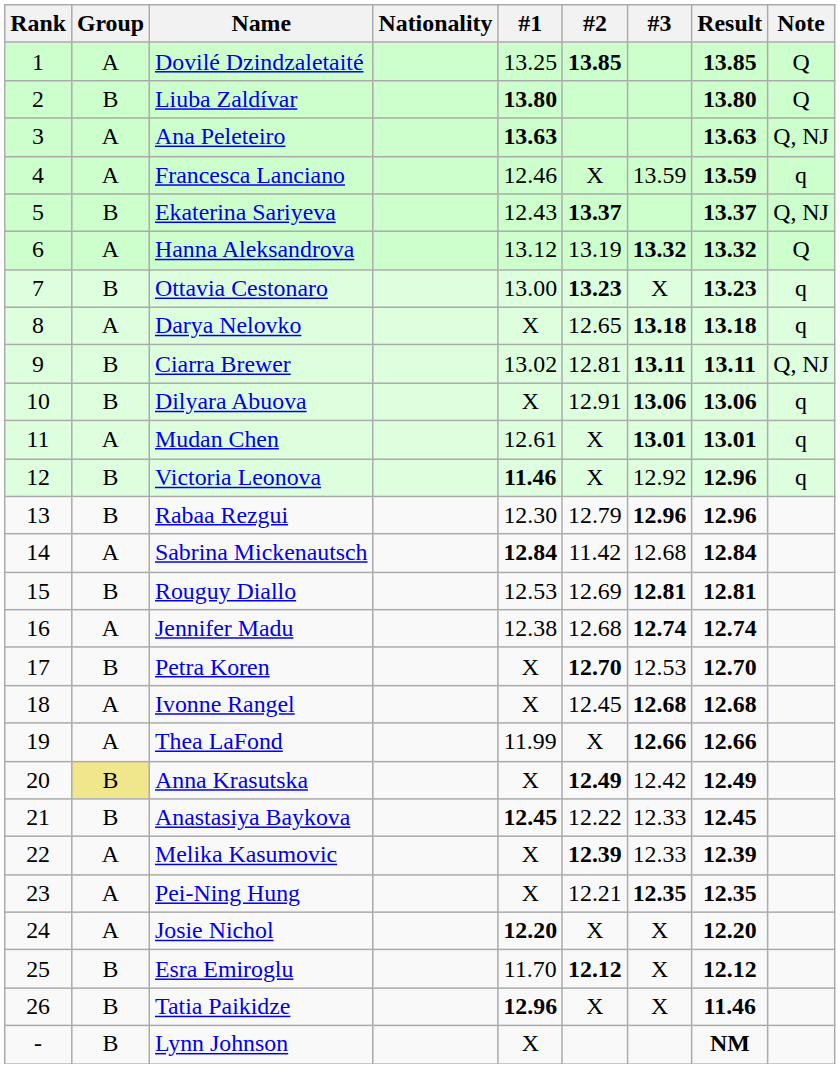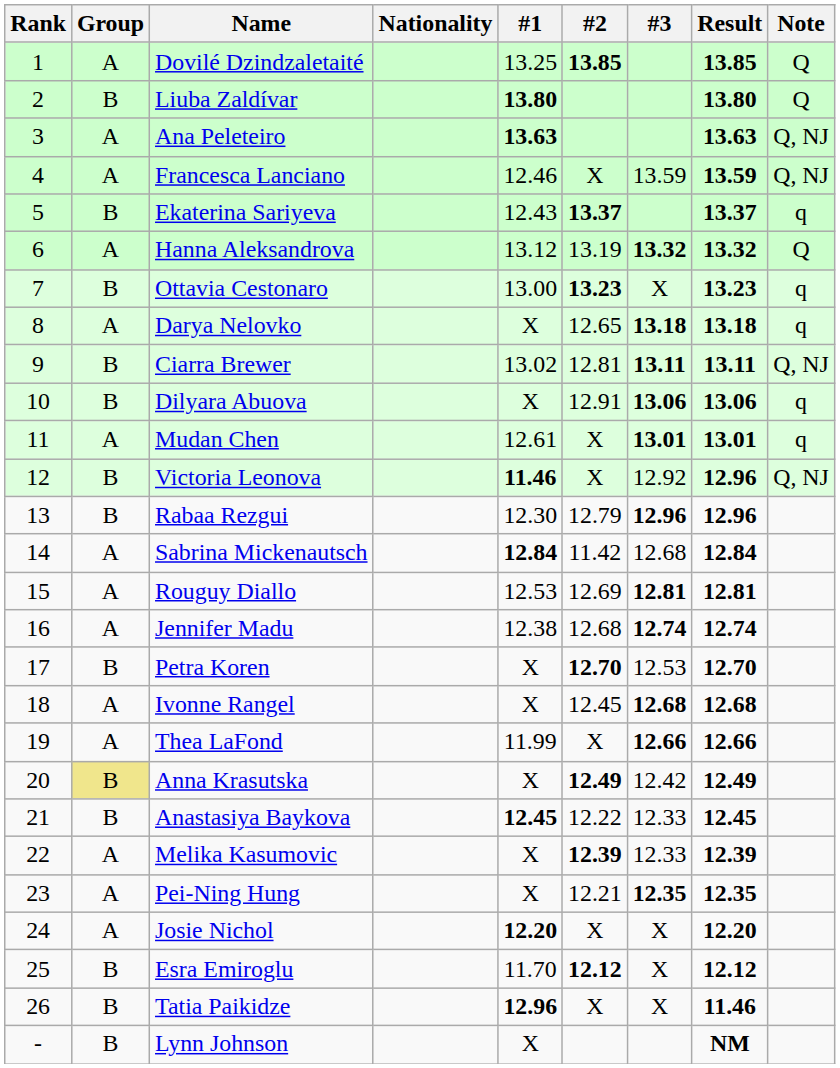(801, 174) q -> (801, 174) Q, NJ
(801, 212) Q, NJ -> (801, 212) q
(801, 477) q -> (801, 477) Q, NJ
(110, 590) B -> (110, 590) A
